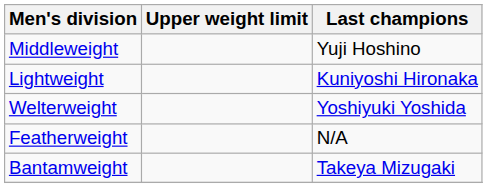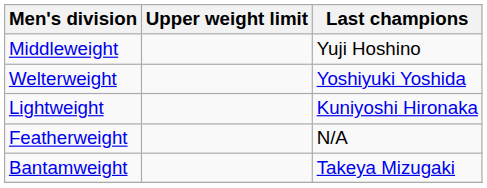rows swapped: (63, 108) <-> (56, 78)
